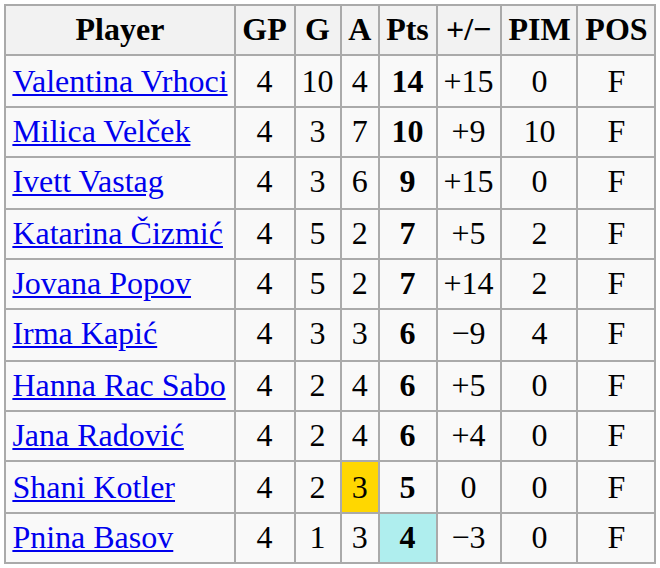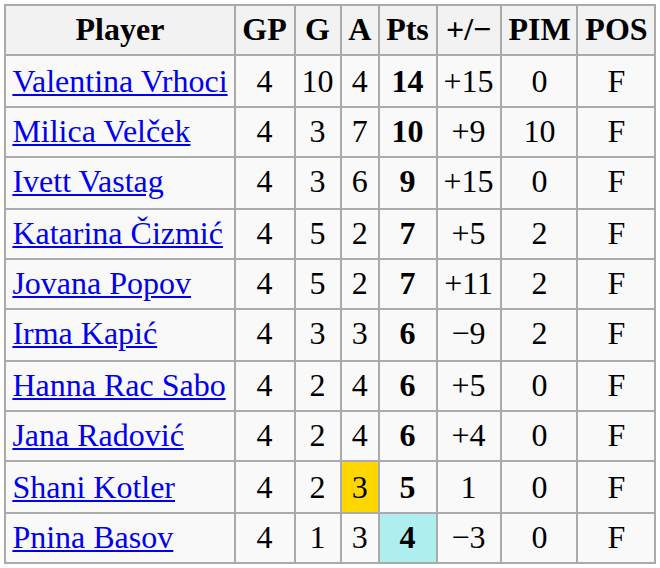(469, 283) +14 -> (469, 283) +11
(539, 334) 4 -> (539, 334) 2
(469, 486) 0 -> (469, 486) 1
